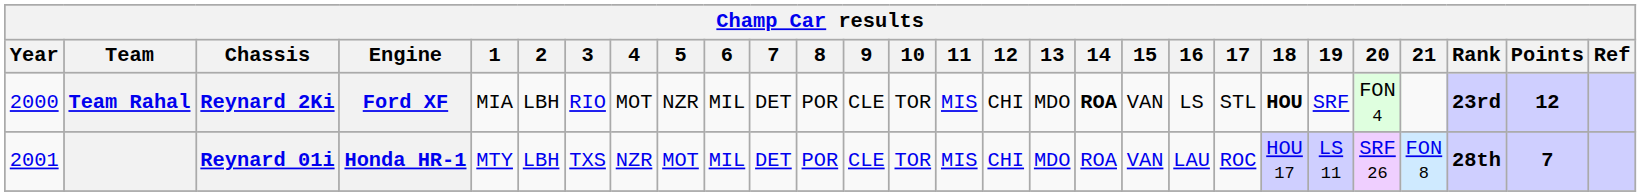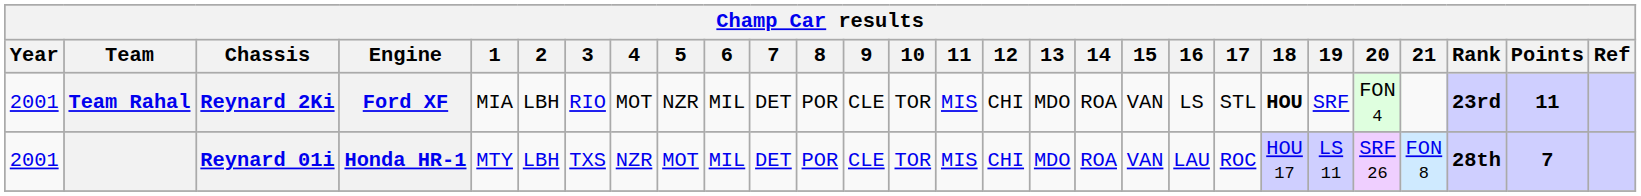(34, 102) 2000 -> (34, 102) 2001
(1099, 102) bold -> (1099, 102) normal
(1547, 102) 12 -> (1547, 102) 11
